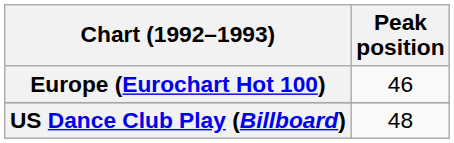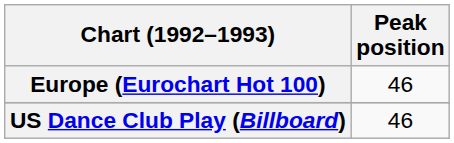(400, 120) 48 -> (400, 120) 46
